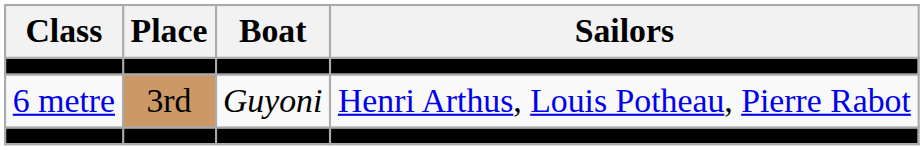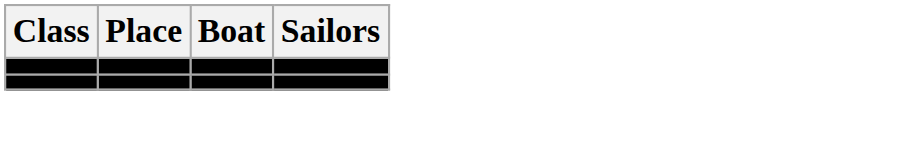- row: (64, 100)
